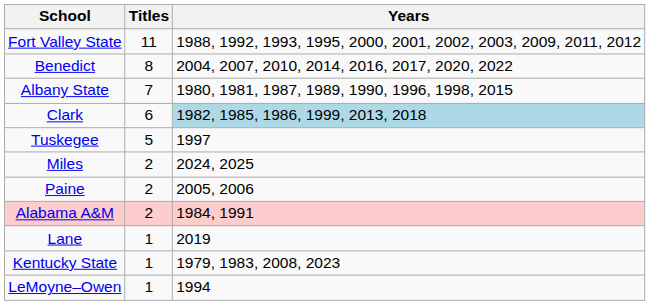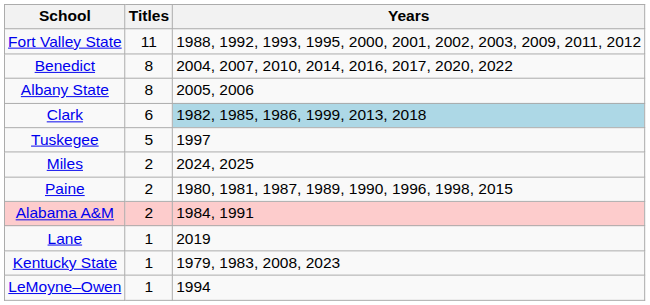(149, 90) 7 -> (149, 90) 8
(344, 90) 1980, 1981, 1987, 1989, 1990, 1996, 1998, 2015 -> (215, 90) 2005, 2006
(215, 189) 2005, 2006 -> (344, 189) 1980, 1981, 1987, 1989, 1990, 1996, 1998, 2015
